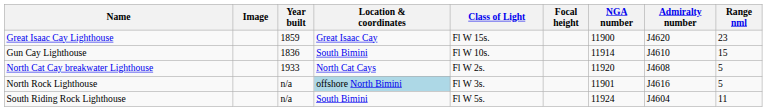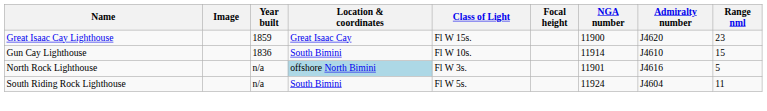- row: (80, 68)
